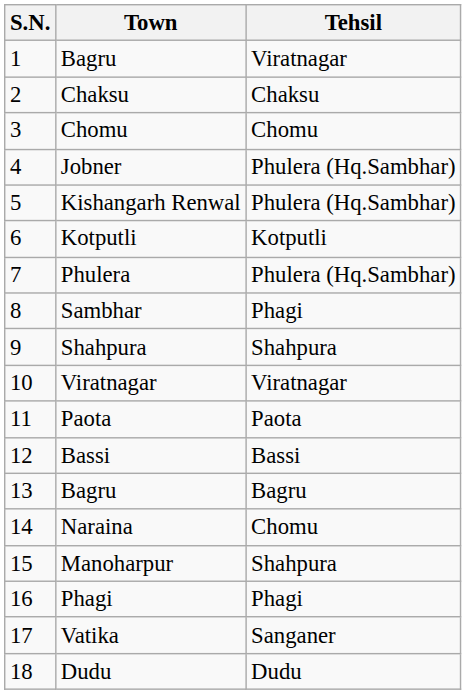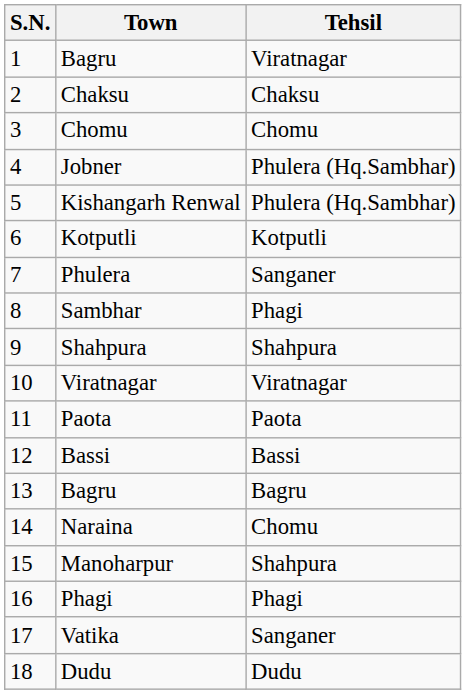(353, 274) Phulera (Hq.Sambhar) -> (293, 274) Sanganer
